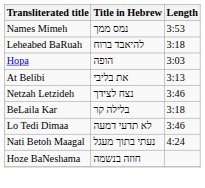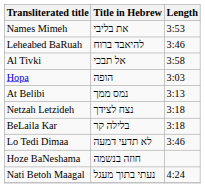(111, 28) נמס ממך -> (111, 28) את בליבי
(176, 45) 3:18 -> (176, 45) 3:46
+ row: (24, 61)
(111, 77) את בליבי -> (111, 93) נמס ממך
(176, 93) 3:46 -> (176, 110) 3:18
rows swapped: (46, 142) <-> (44, 158)
